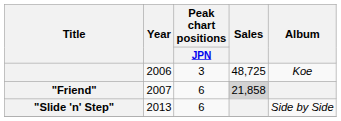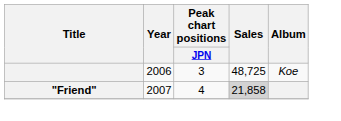(201, 90) 6 -> (201, 90) 4
- row: (74, 107)
